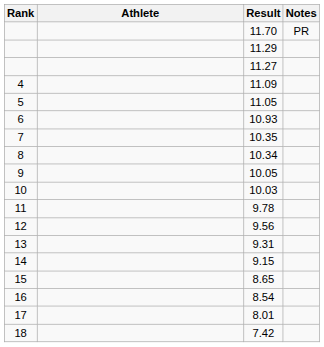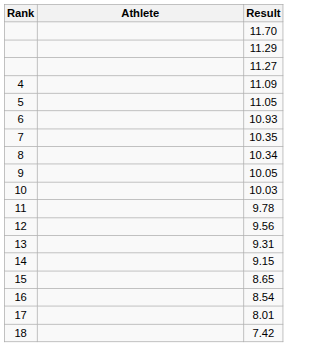- column: (301, 13)
